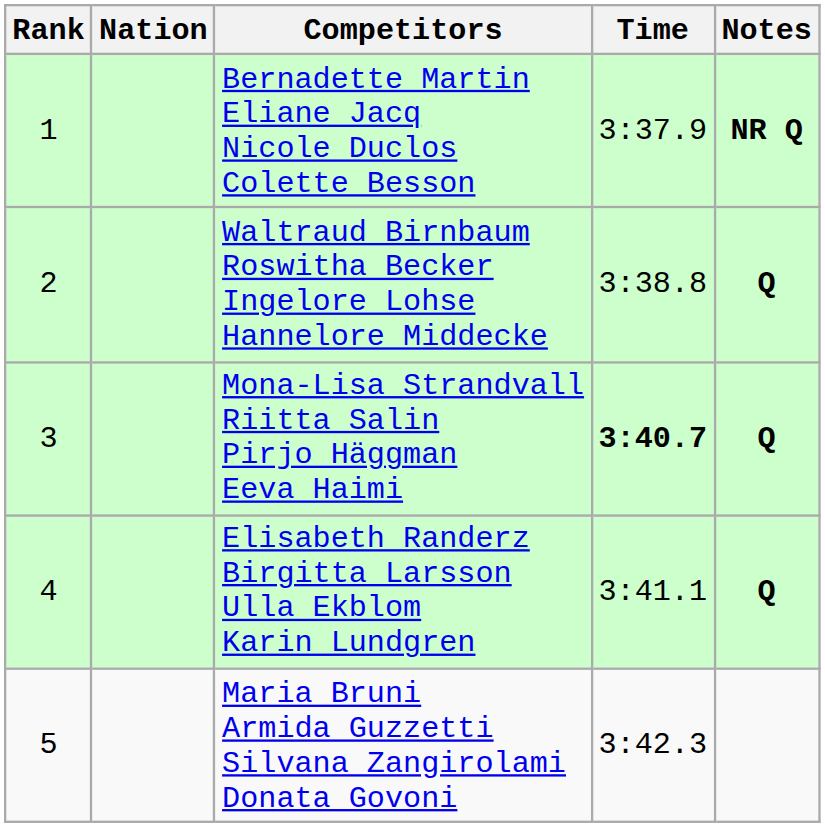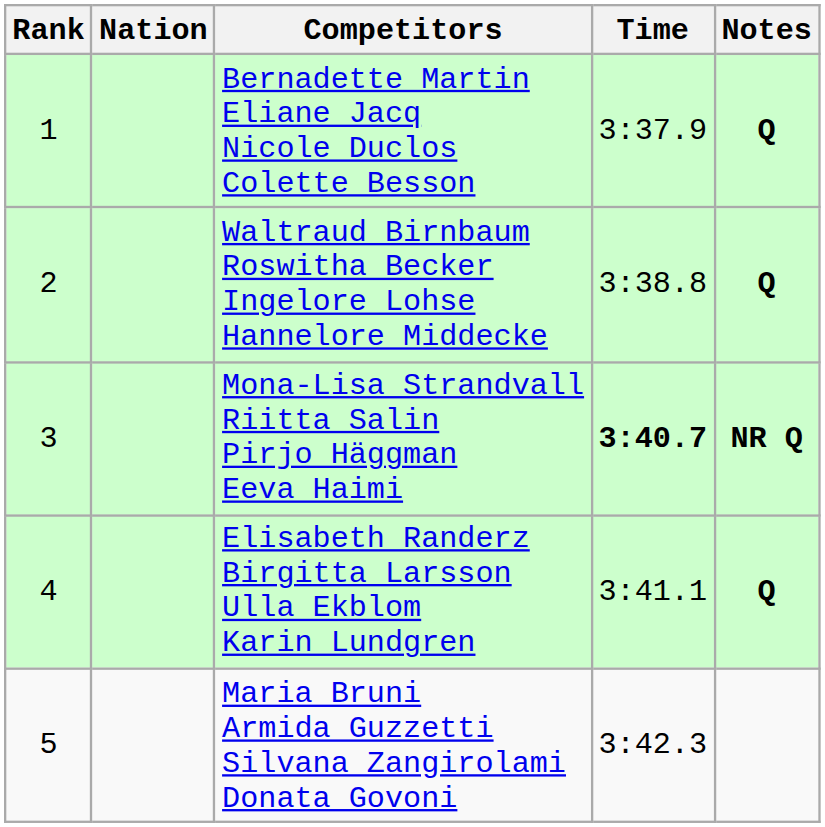(767, 131) NR Q -> (767, 131) Q
(767, 438) Q -> (767, 438) NR Q
